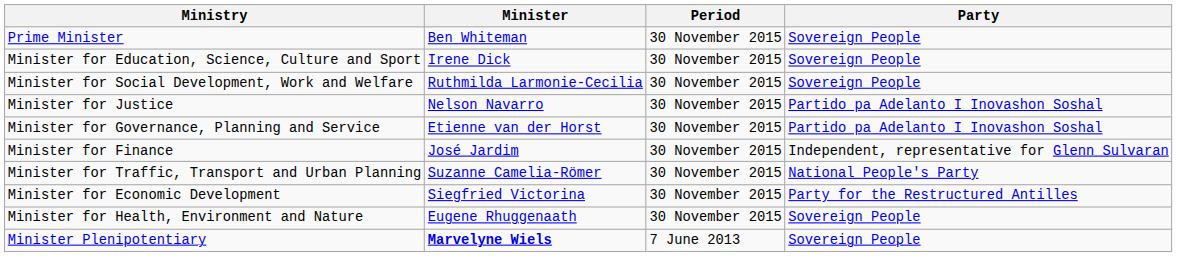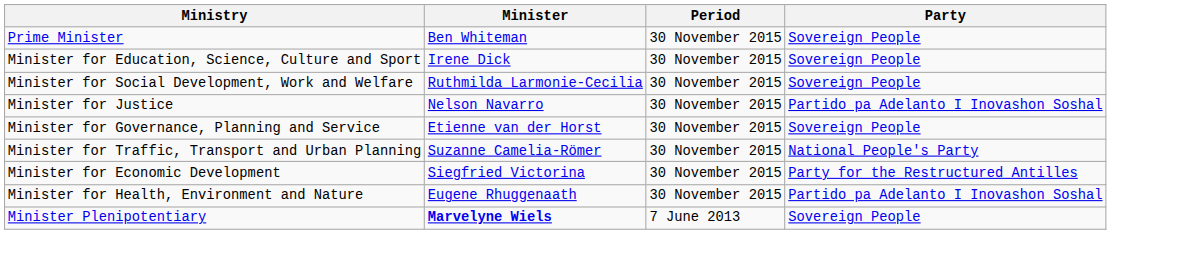(945, 128) Partido pa Adelanto I Inovashon Soshal -> (854, 128) Sovereign People
- row: (91, 151)
(854, 218) Sovereign People -> (945, 195) Partido pa Adelanto I Inovashon Soshal
